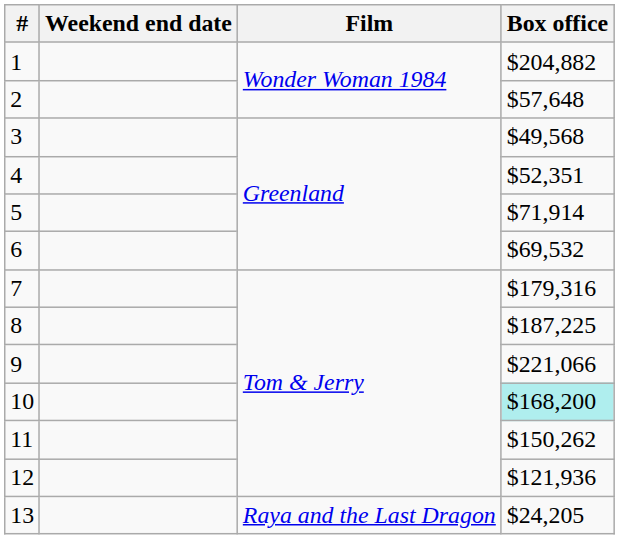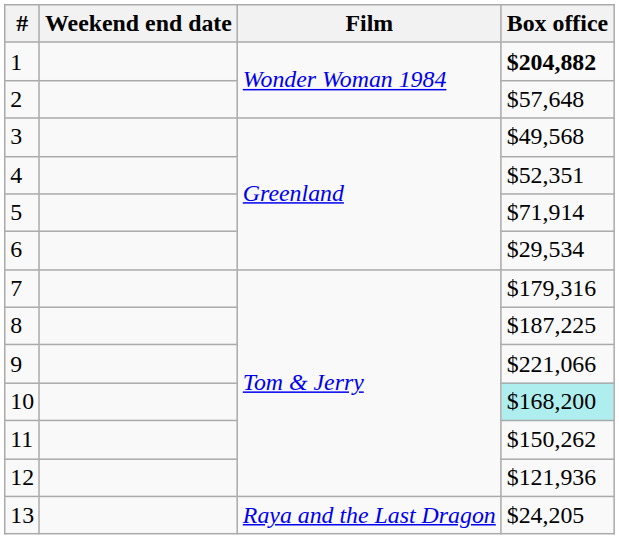(551, 61) normal -> (551, 61) bold
(546, 250) $69,532 -> (546, 250) $29,534
